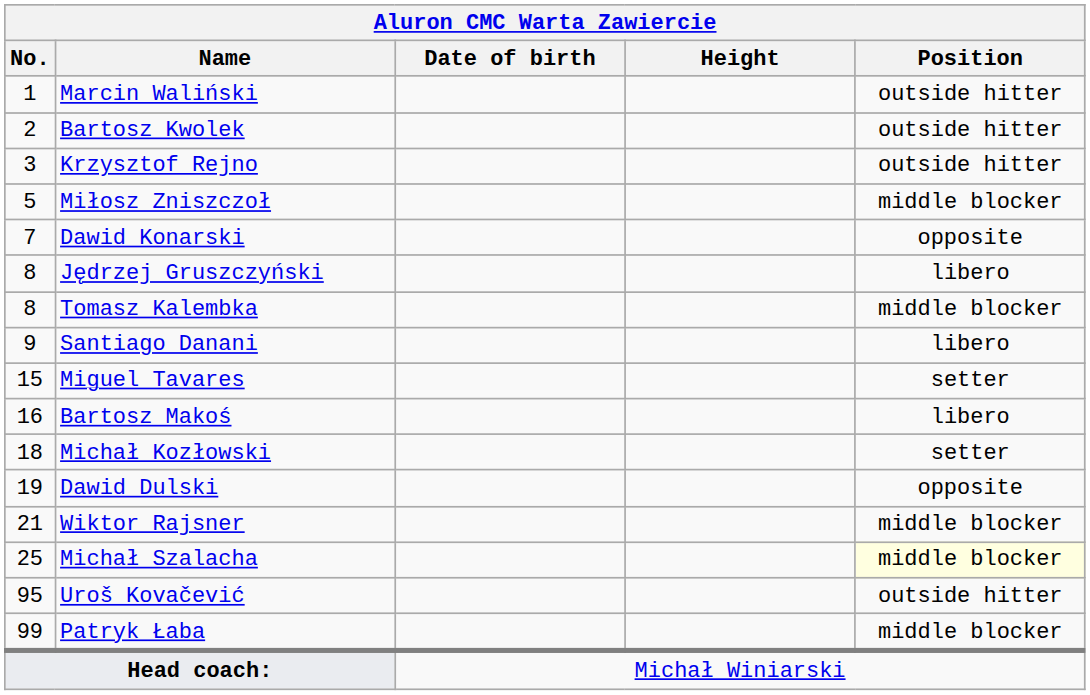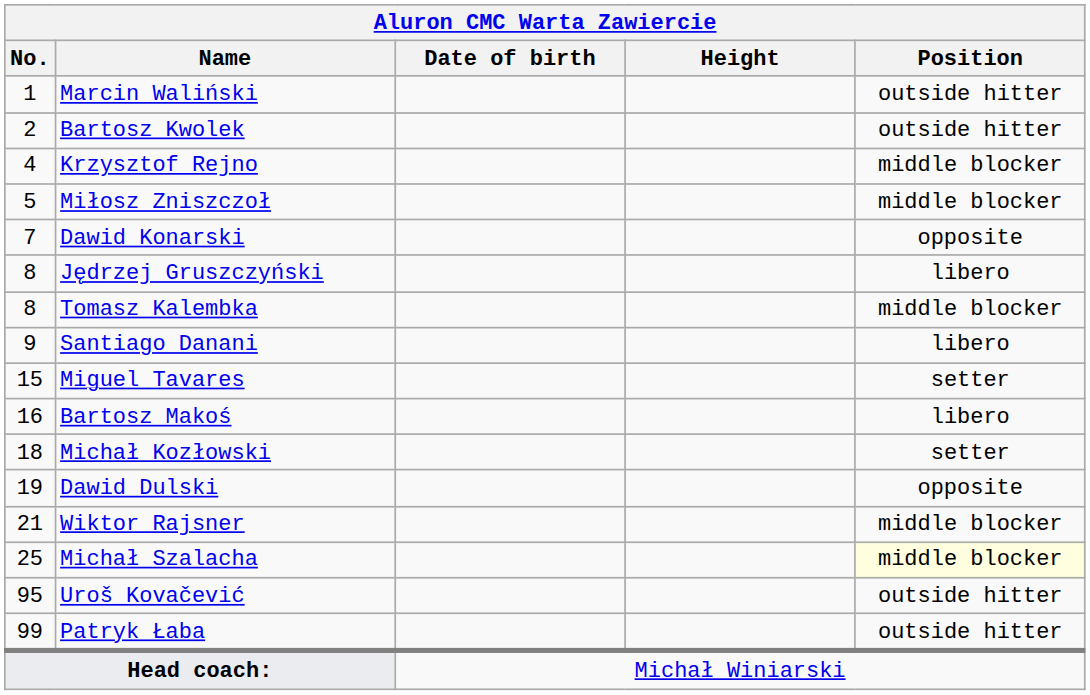(30, 166) 3 -> (30, 166) 4
(970, 166) outside hitter -> (970, 166) middle blocker
(970, 631) middle blocker -> (970, 631) outside hitter
